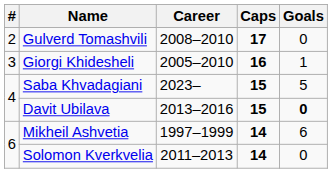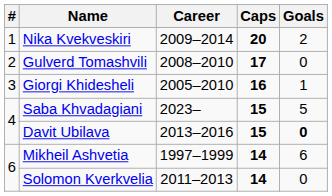+ row: (77, 39)
